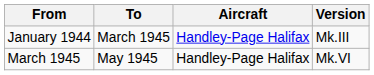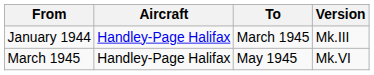columns swapped: (134, 15) <-> (243, 15)
